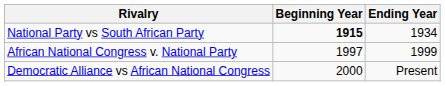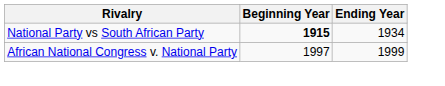- row: (139, 71)
